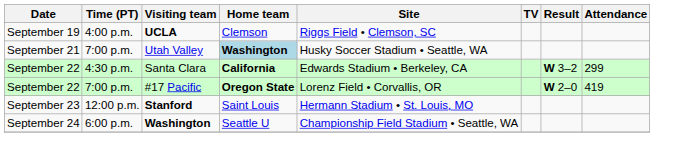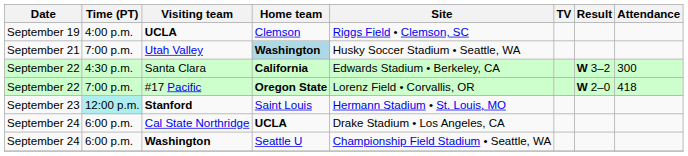(594, 69) 299 -> (627, 69) 300
(594, 87) 419 -> (627, 87) 418
(112, 105) no background -> (112, 105) paleturquoise background
+ row: (197, 123)
